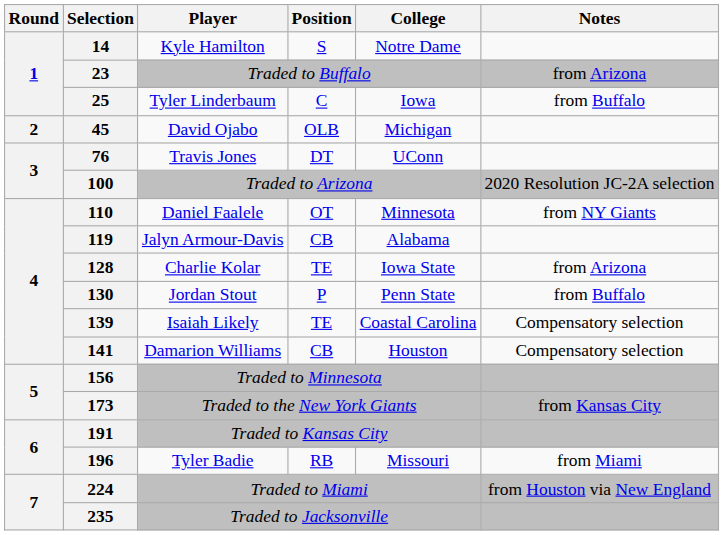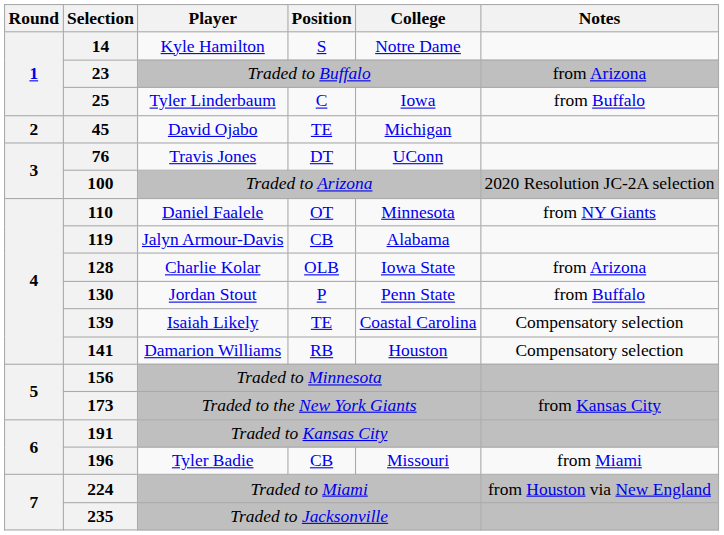(322, 128) OLB -> (322, 128) TE
(322, 267) TE -> (322, 267) OLB
(322, 350) CB -> (322, 350) RB
(322, 460) RB -> (322, 460) CB
